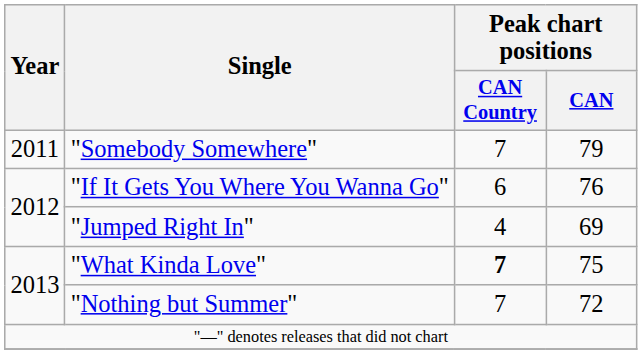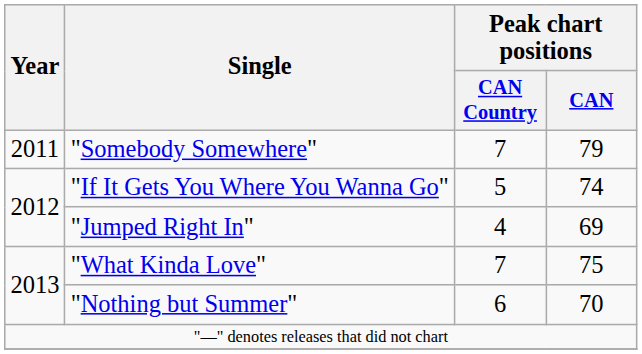(500, 187) 6 -> (500, 187) 5
(591, 187) 76 -> (591, 187) 74
(500, 265) bold -> (500, 265) normal
(500, 304) 7 -> (500, 304) 6
(591, 304) 72 -> (591, 304) 70
